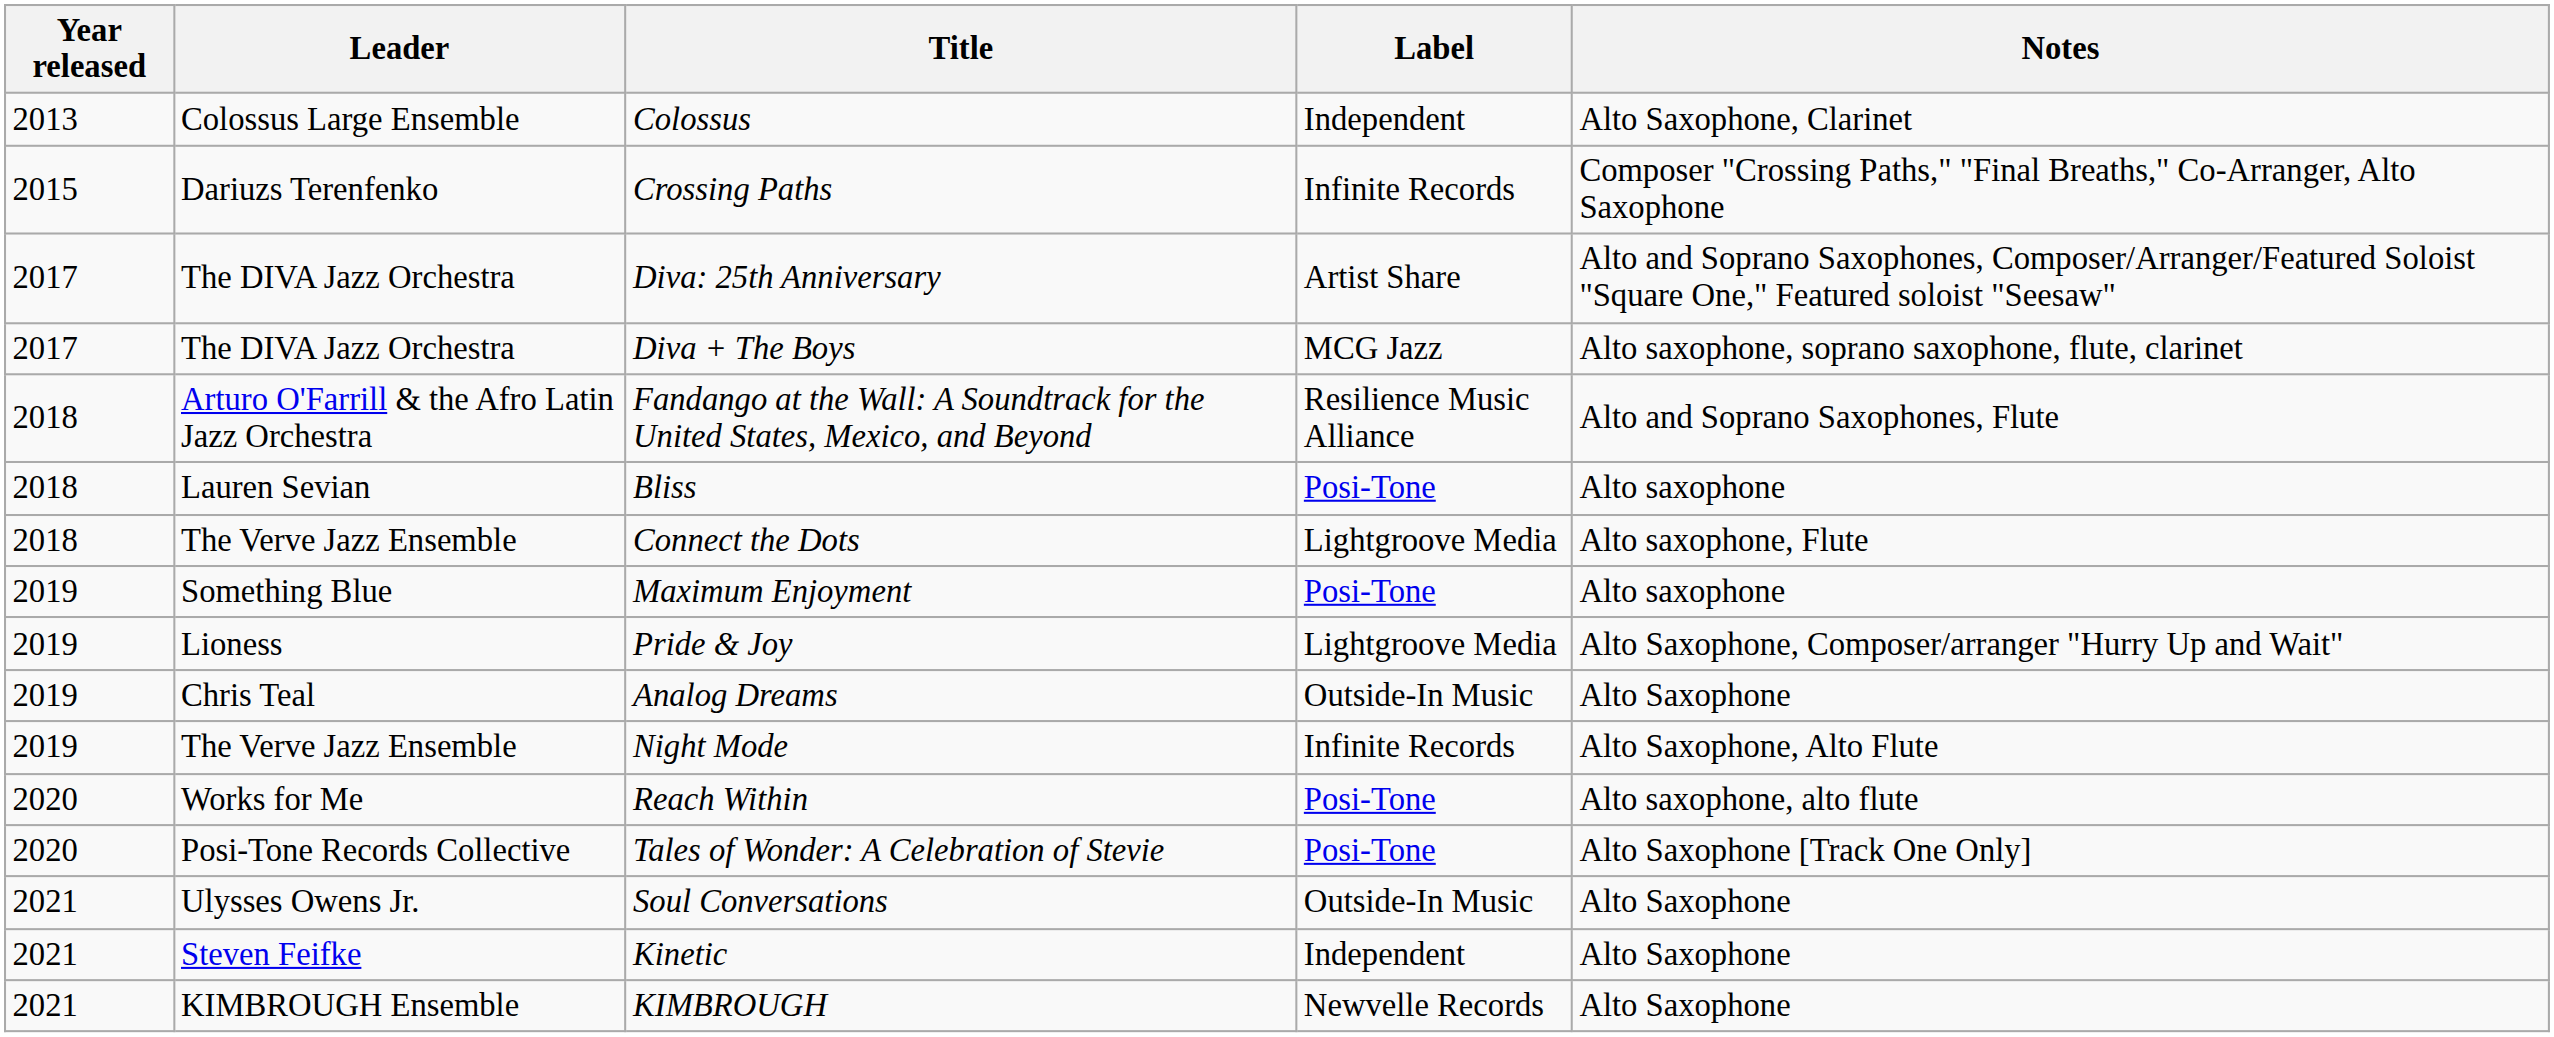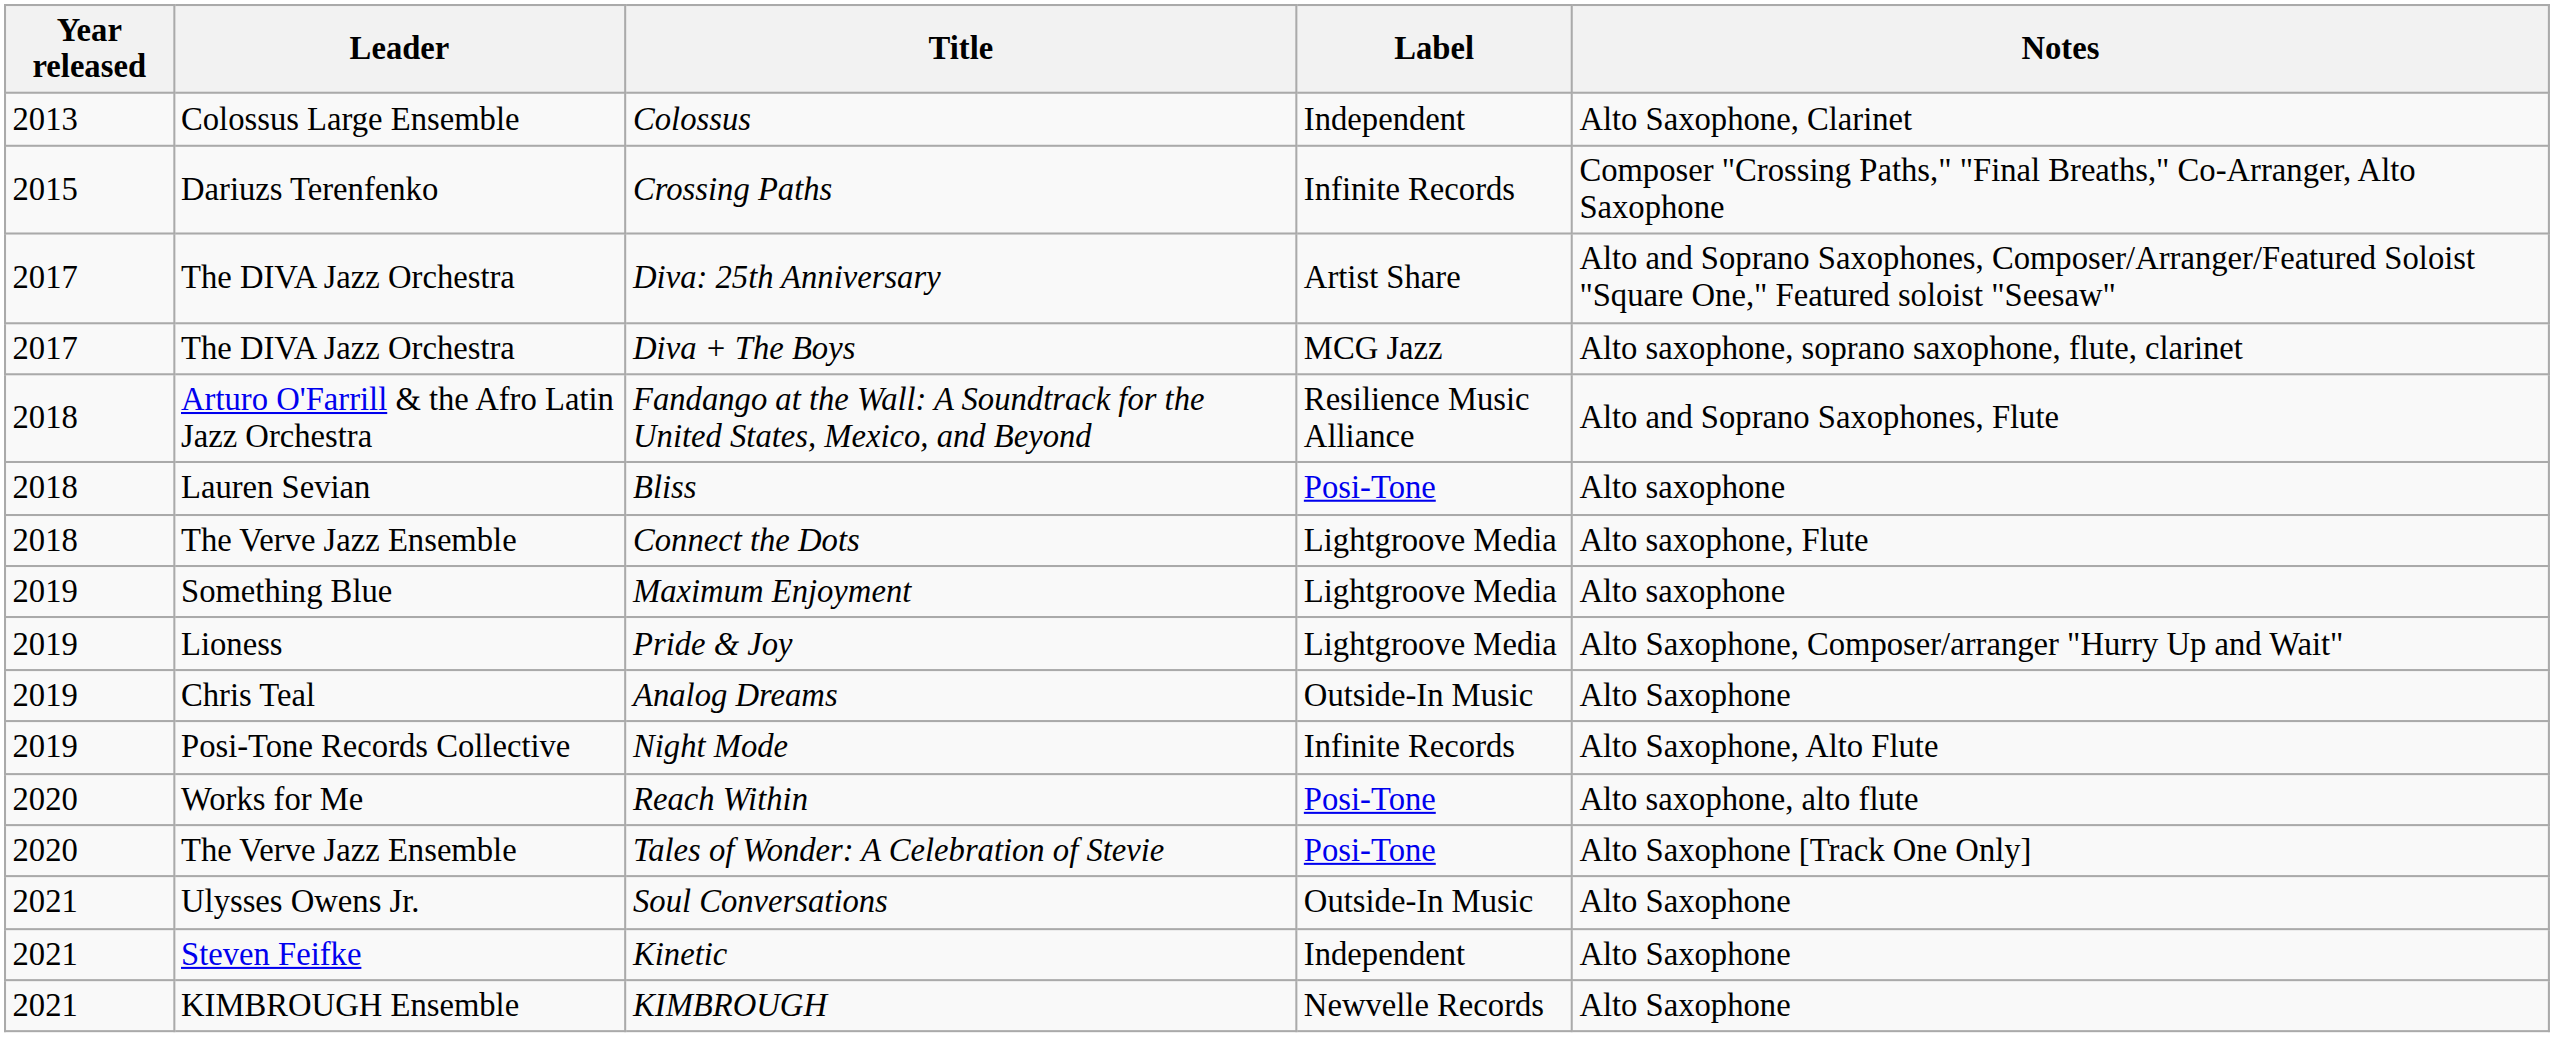(1370, 591) Posi-Tone -> (1430, 591) Lightgroove Media
(349, 746) The Verve Jazz Ensemble -> (376, 746) Posi-Tone Records Collective
(376, 850) Posi-Tone Records Collective -> (349, 850) The Verve Jazz Ensemble
